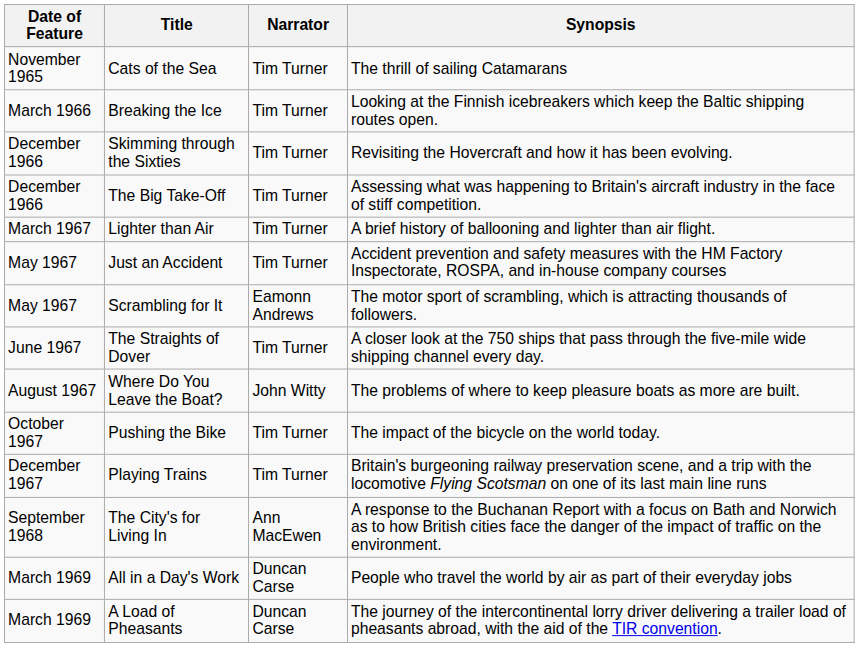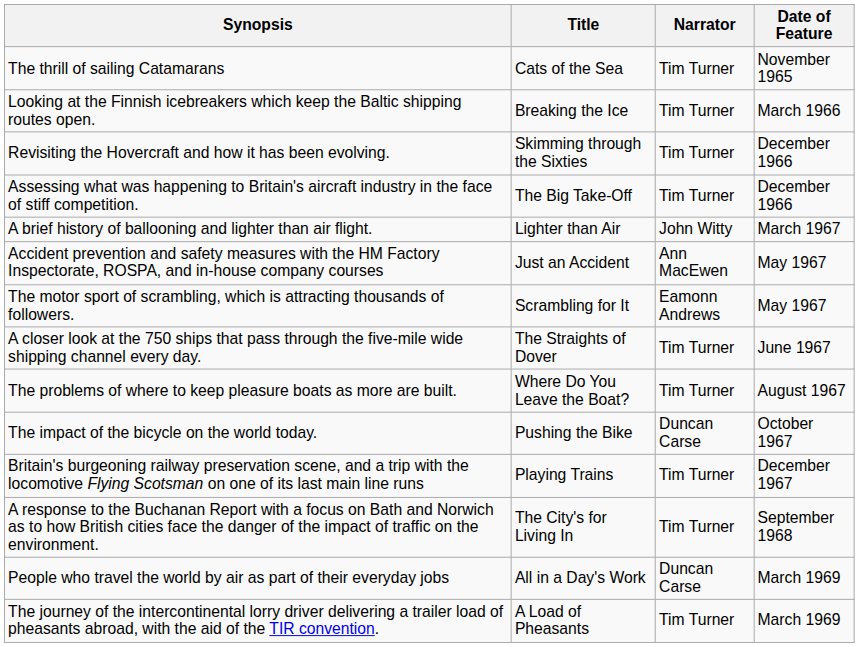columns swapped: (55, 25) <-> (601, 25)
(290, 229) Tim Turner -> (696, 229) John Witty
(290, 263) Tim Turner -> (694, 263) Ann MacEwen
(289, 390) John Witty -> (697, 390) Tim Turner
(290, 433) Tim Turner -> (686, 433) Duncan Carse
(287, 527) Ann MacEwen -> (697, 527) Tim Turner
(280, 620) Duncan Carse -> (697, 620) Tim Turner
